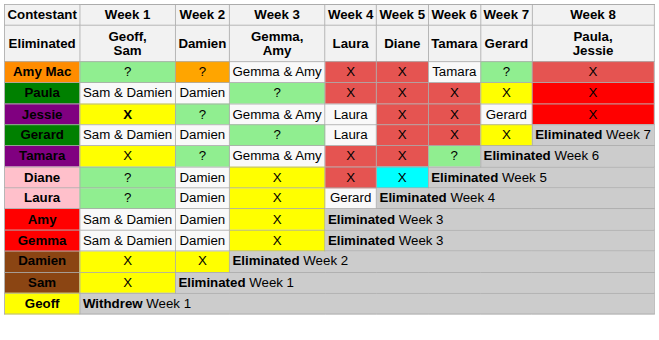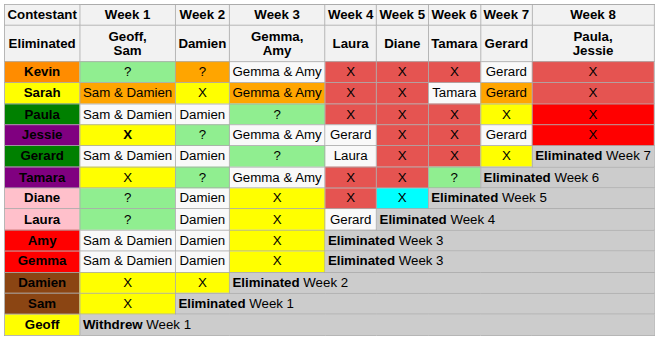+ row: (42, 72)
- row: (42, 72)
+ row: (42, 93)
(351, 114) Laura -> (351, 135) Gerard
